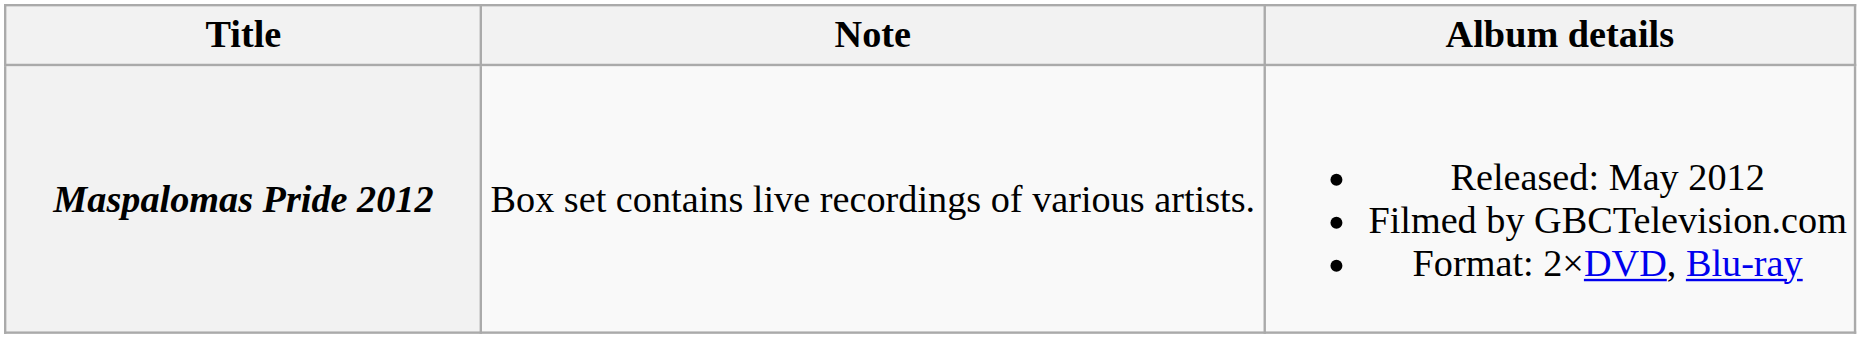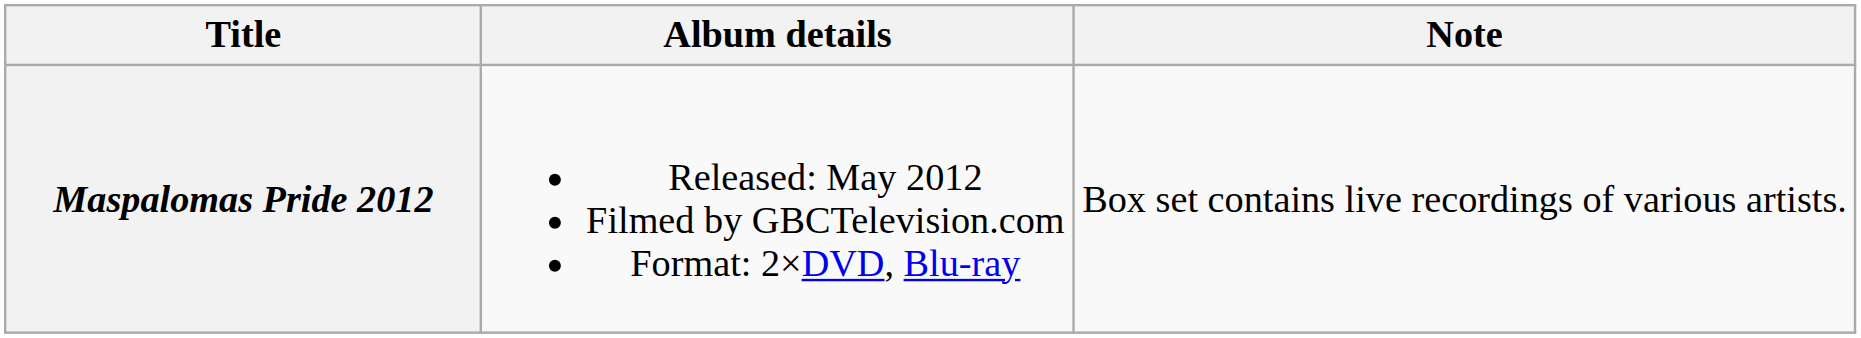columns swapped: (1560, 34) <-> (873, 34)
